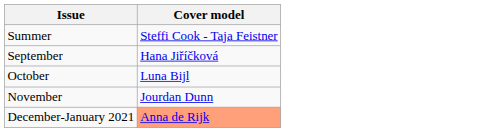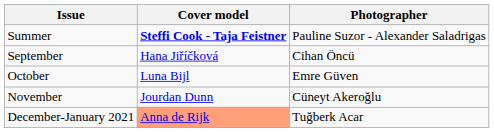+ column: (389, 14)
(209, 35) normal -> (213, 35) bold
